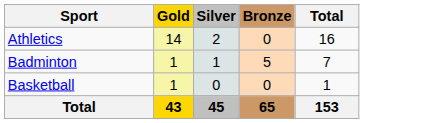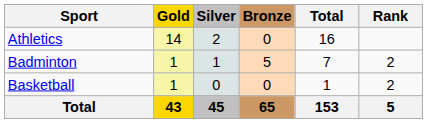+ column: (390, 16)
